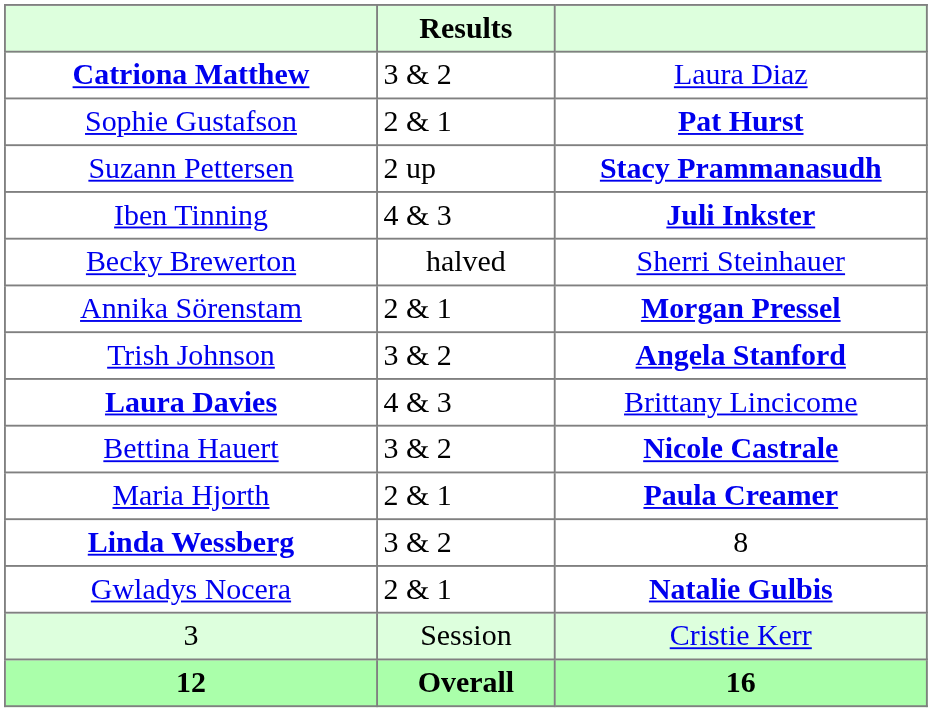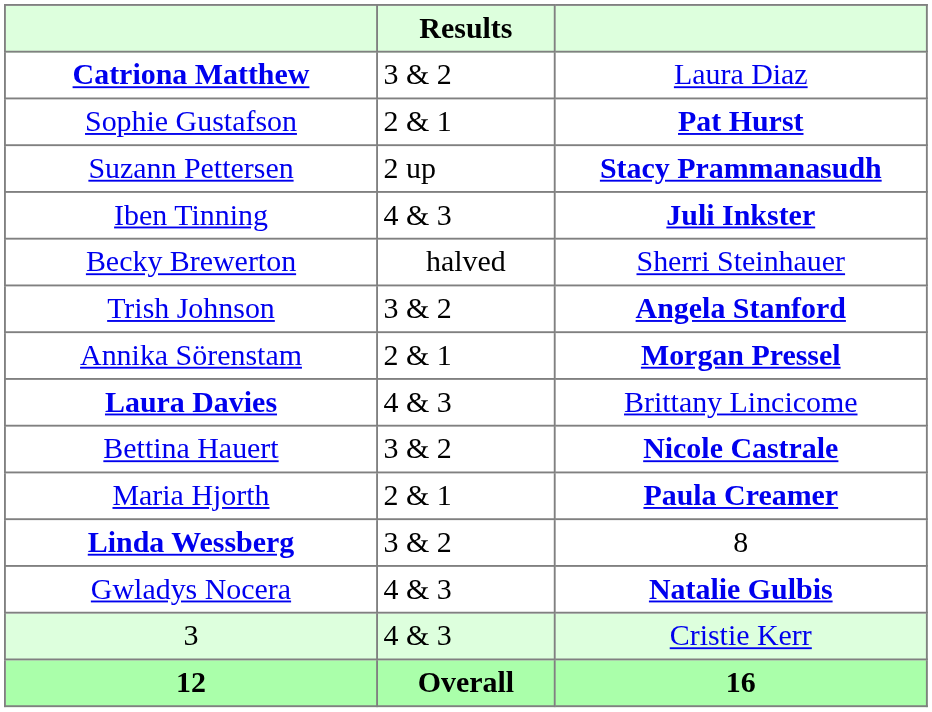rows swapped: (191, 355) <-> (191, 308)
(418, 588) 2 & 1 -> (418, 588) 4 & 3
(466, 635) Session -> (418, 635) 4 & 3
